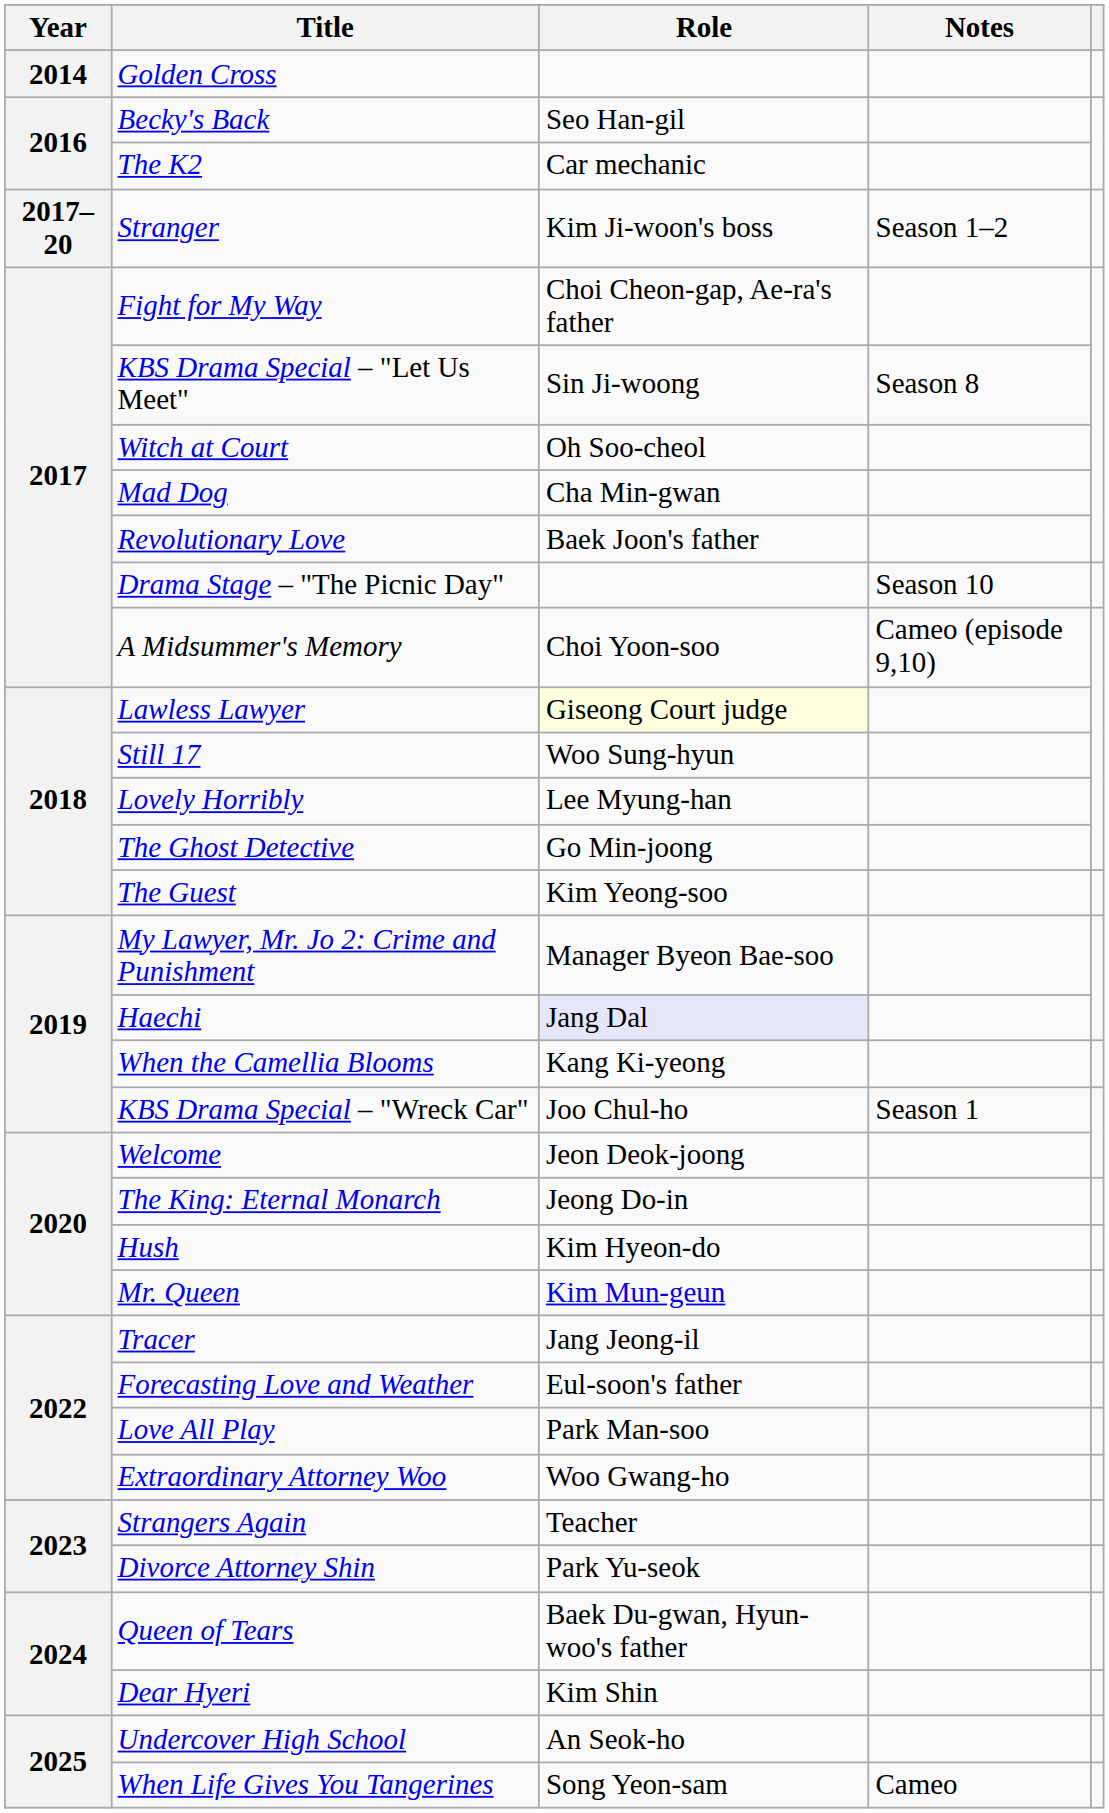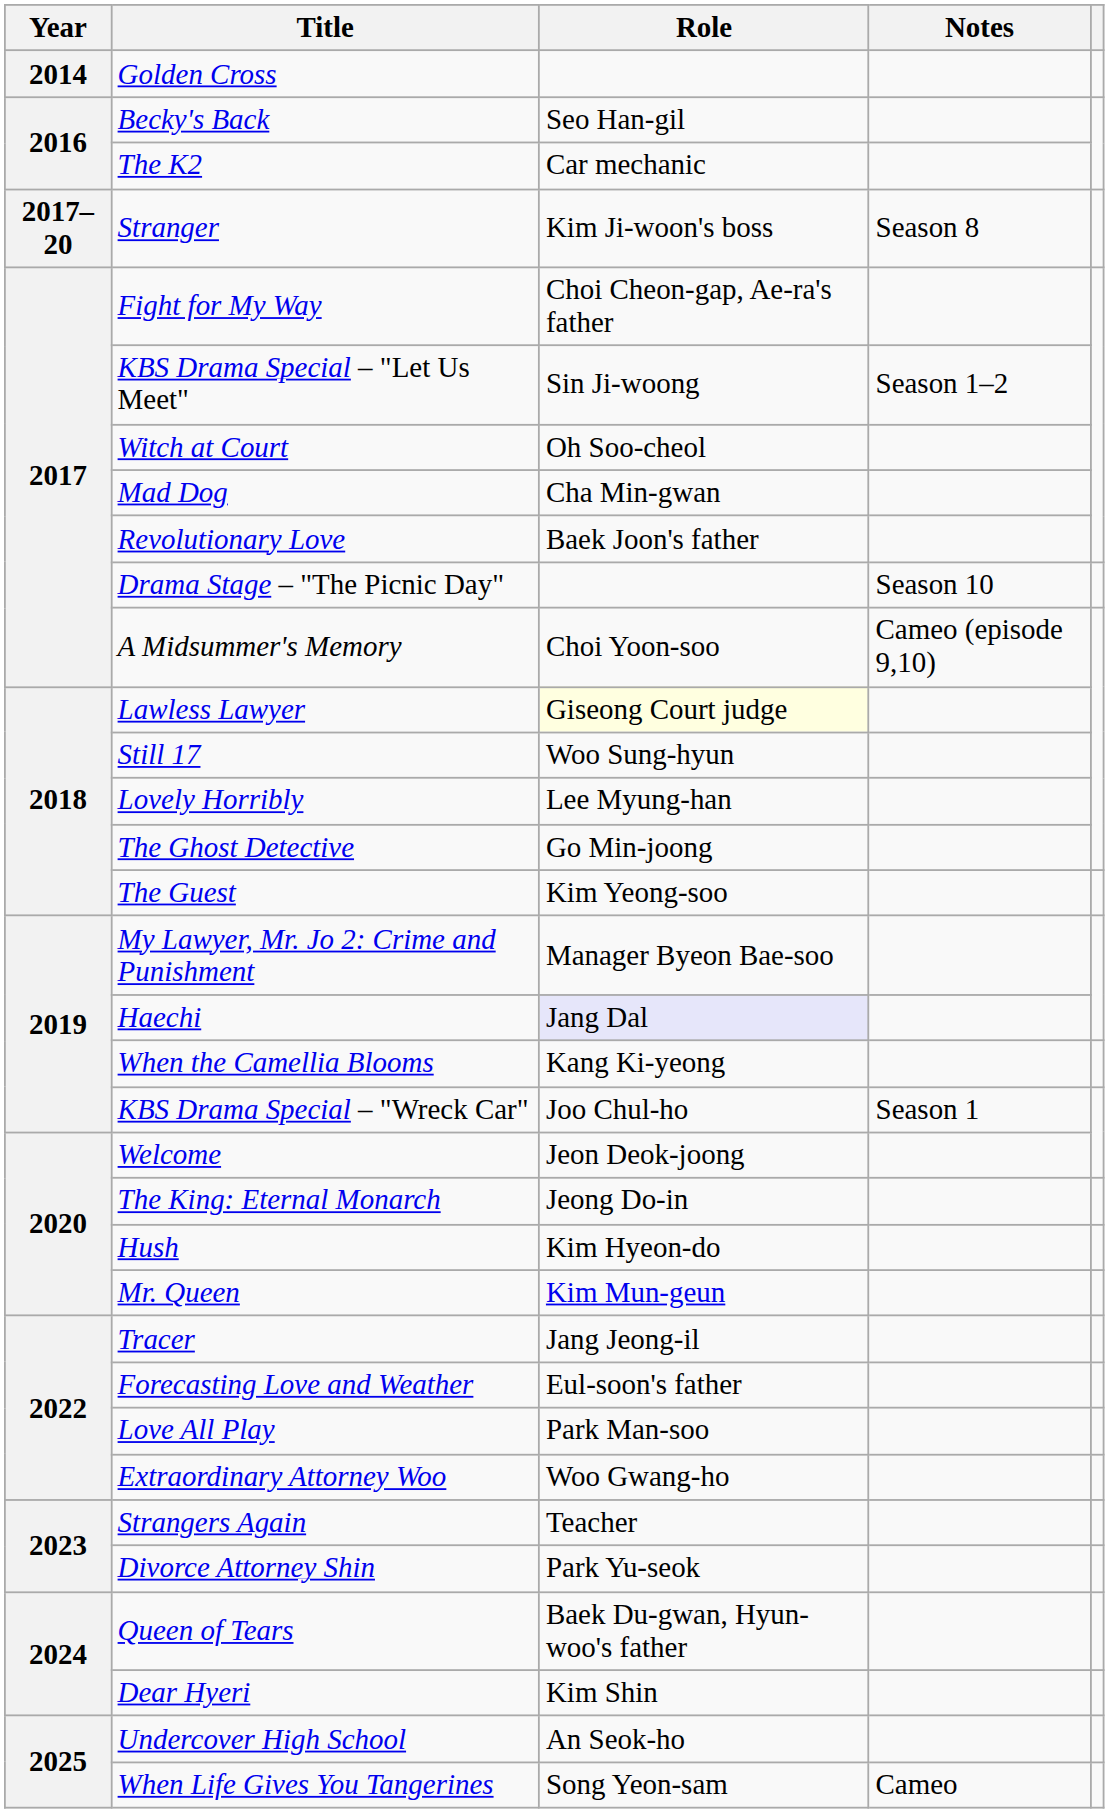(942, 227) Season 1–2 -> (927, 227) Season 8
(927, 384) Season 8 -> (942, 384) Season 1–2
